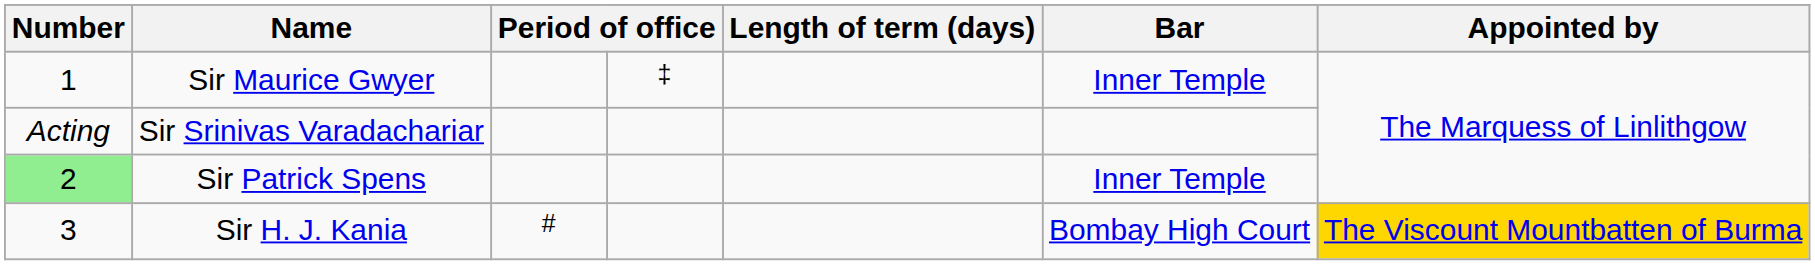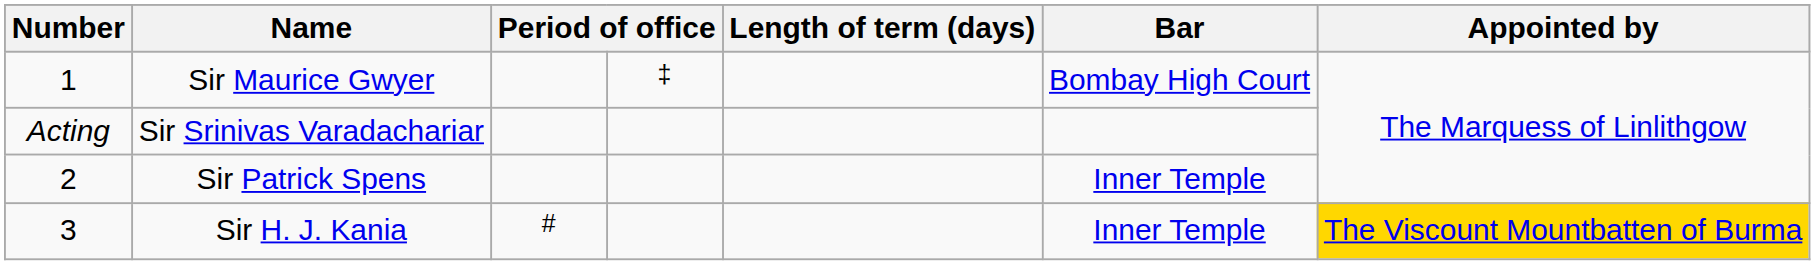(1180, 79) Inner Temple -> (1180, 79) Bombay High Court
(68, 178) lightgreen background -> (68, 178) no background
(1180, 230) Bombay High Court -> (1180, 230) Inner Temple
